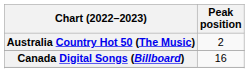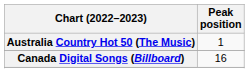(221, 42) 2 -> (221, 42) 1
